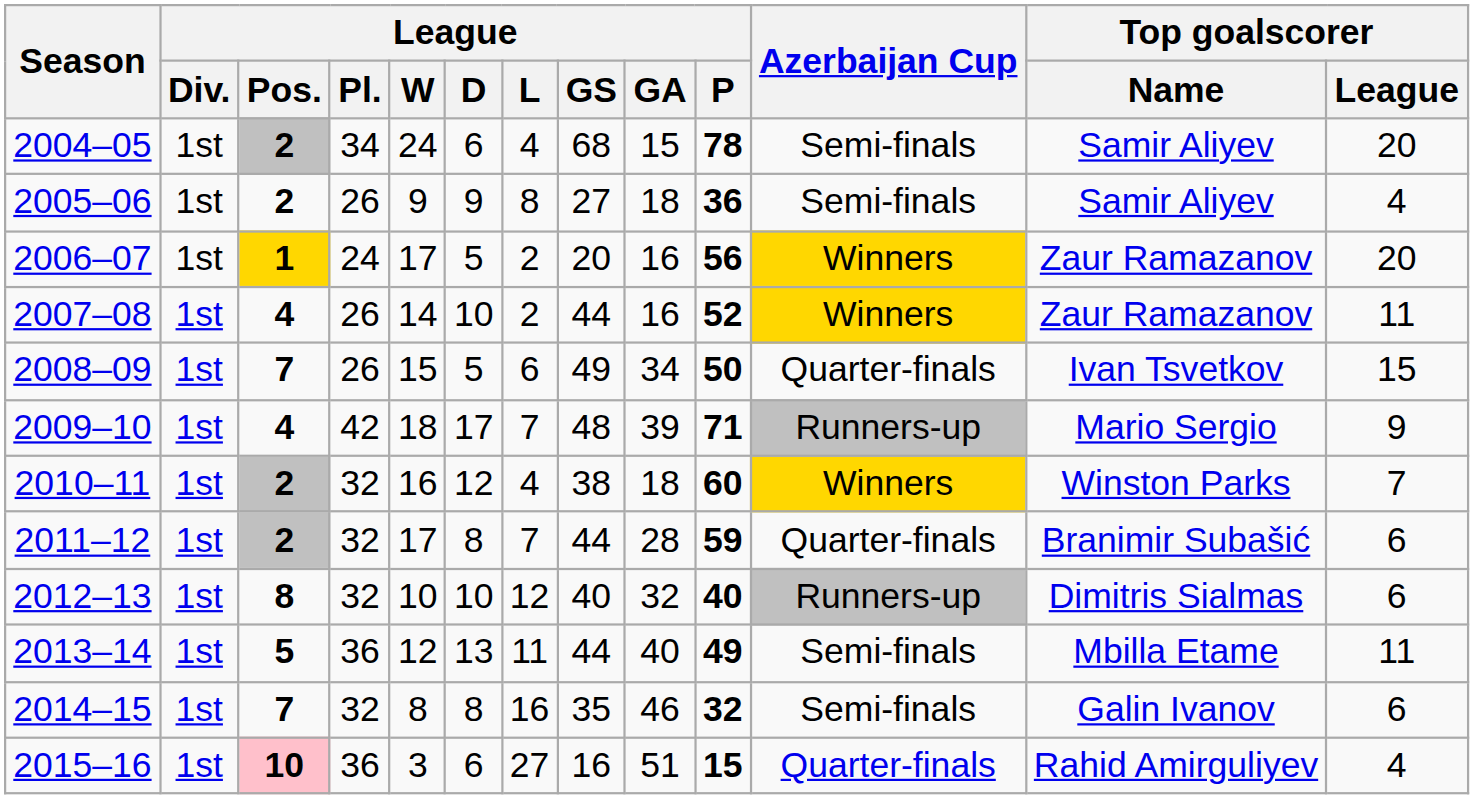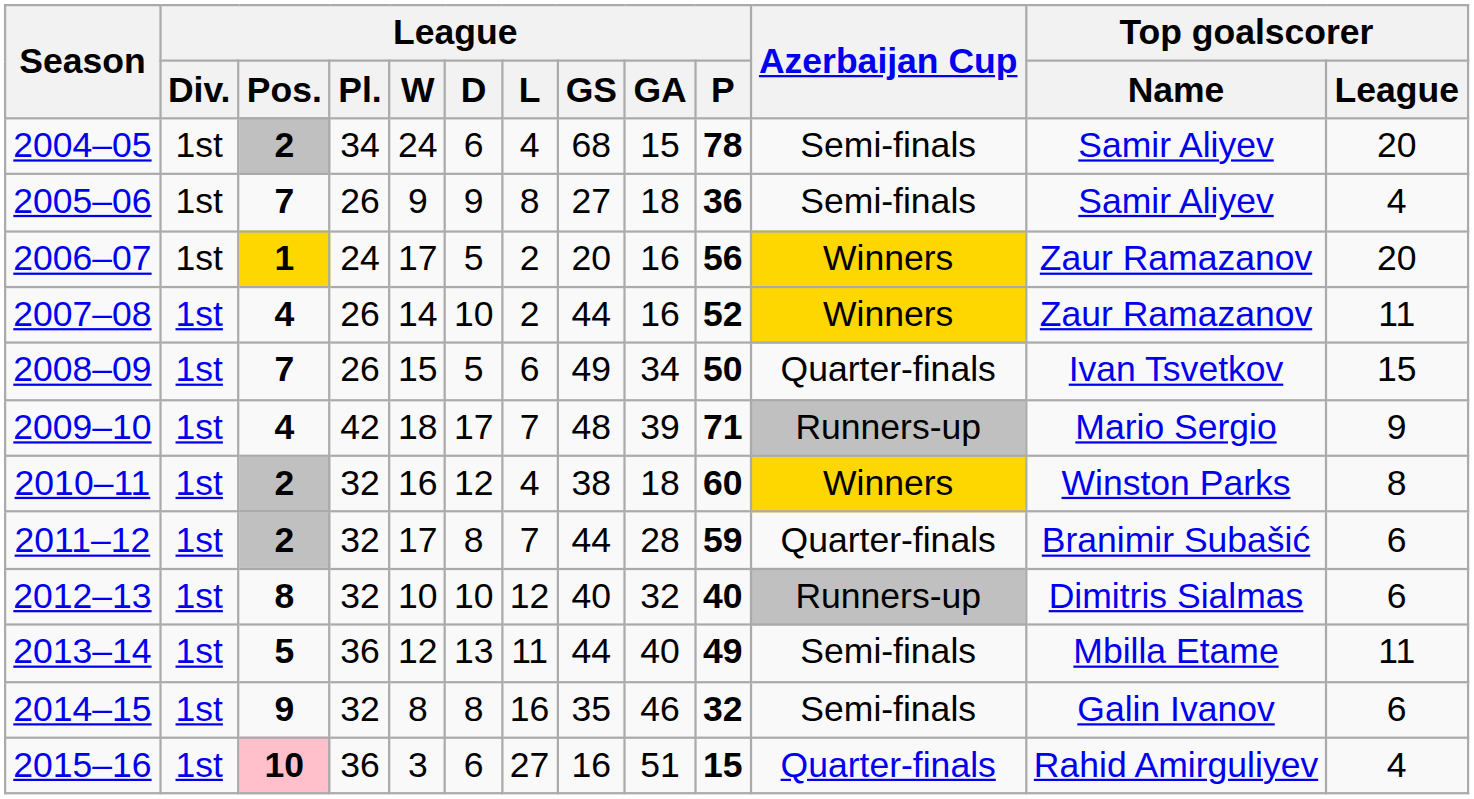(284, 201) 2 -> (284, 201) 7
(1397, 483) 7 -> (1397, 483) 8
(284, 708) 7 -> (284, 708) 9
